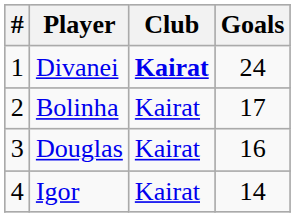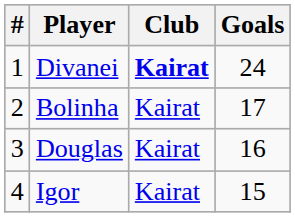(253, 190) 14 -> (253, 190) 15
